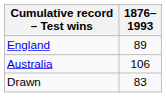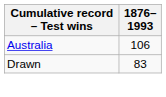- row: (28, 45)
